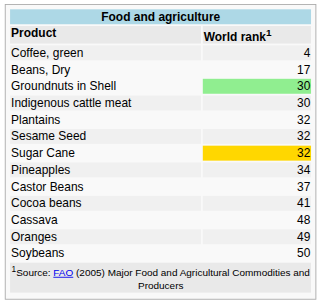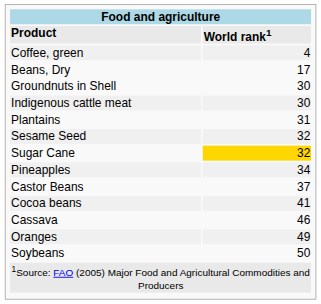(304, 86) lightgreen background -> (304, 86) no background
(304, 120) 32 -> (304, 120) 31
(304, 220) 48 -> (304, 220) 46
